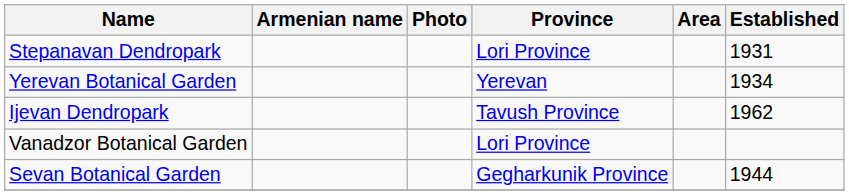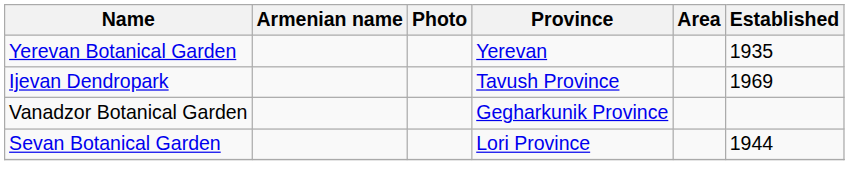- row: (115, 50)
(751, 81) 1934 -> (751, 50) 1935
(751, 112) 1962 -> (751, 81) 1969
(533, 143) Lori Province -> (572, 112) Gegharkunik Province
(572, 174) Gegharkunik Province -> (533, 143) Lori Province
